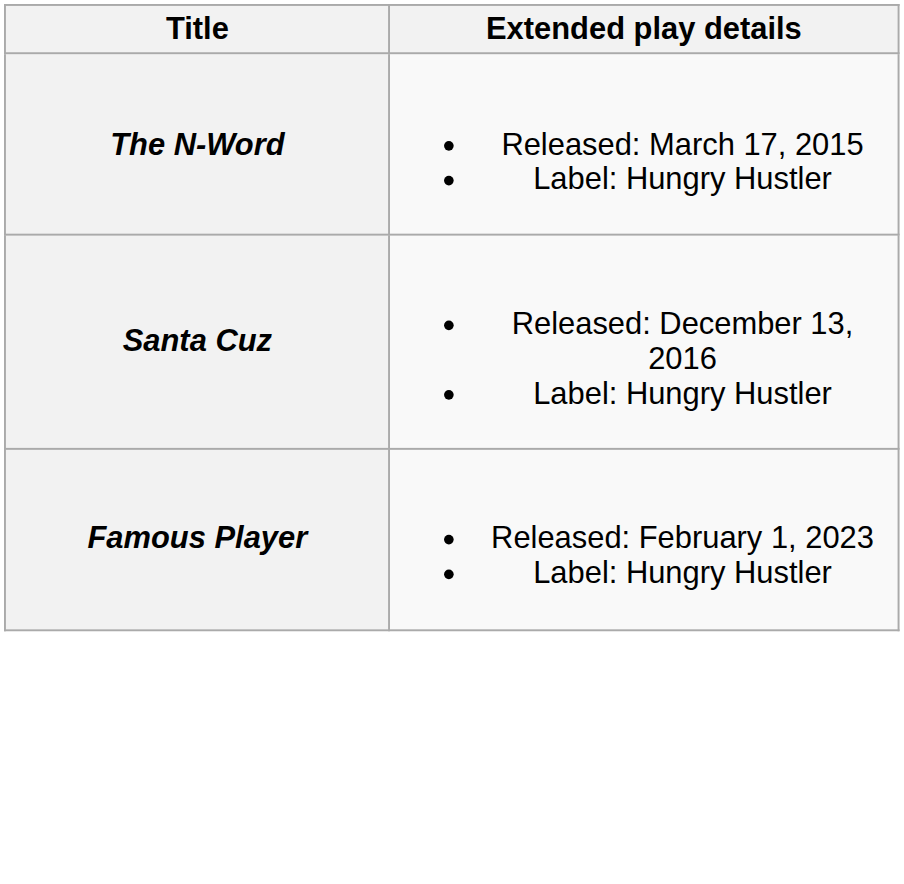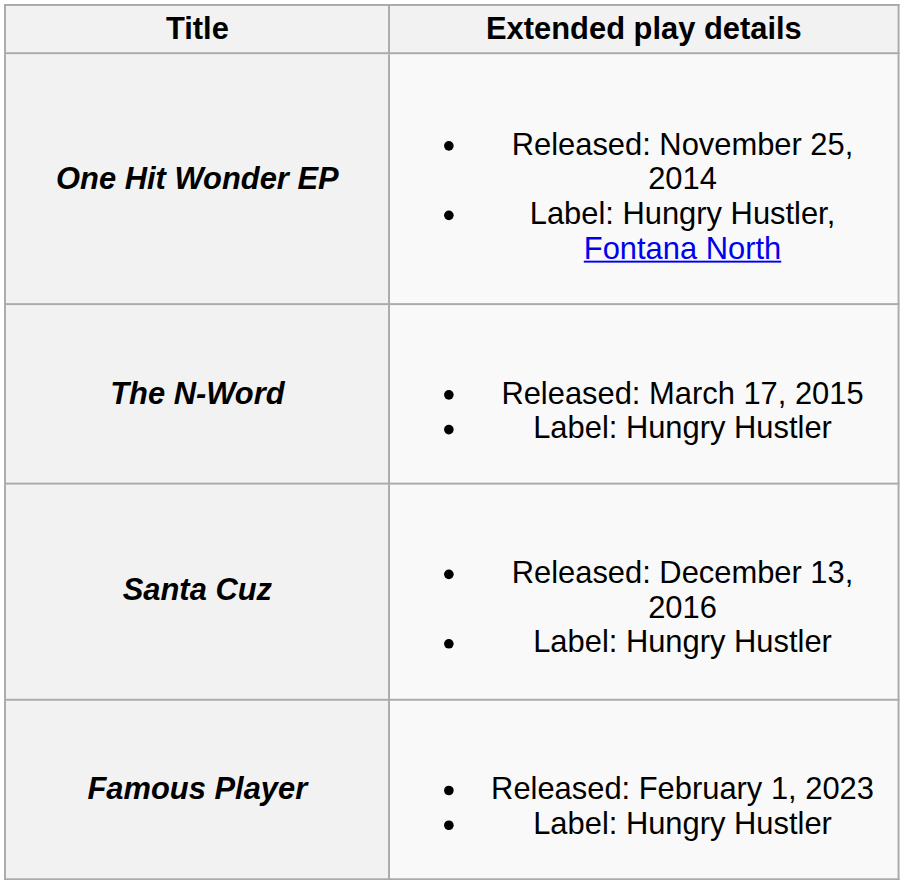+ row: (197, 178)
